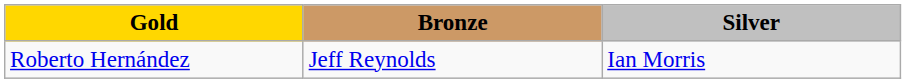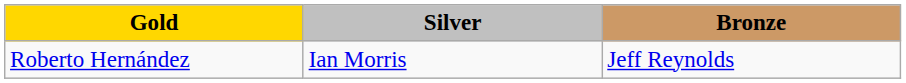columns swapped: (751, 22) <-> (453, 22)
